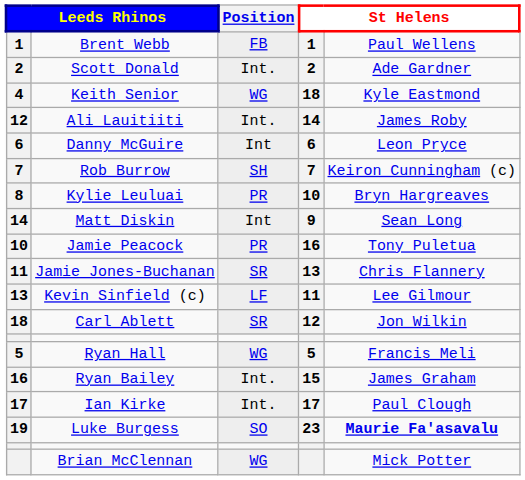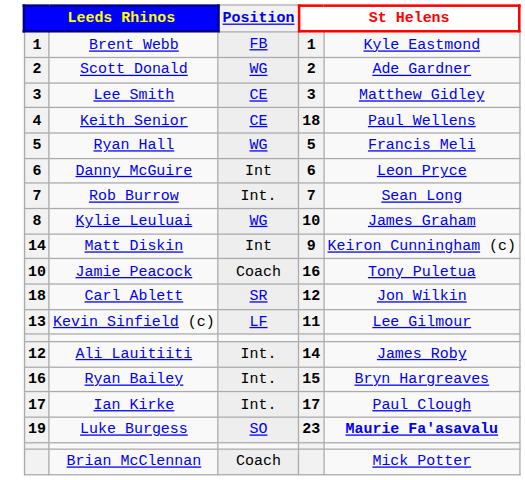(422, 45) Paul Wellens -> (422, 45) Kyle Eastmond
(259, 70) Int. -> (259, 70) WG
+ row: (37, 95)
(259, 95) WG -> (259, 120) CE
(422, 95) Kyle Eastmond -> (422, 120) Paul Wellens
rows swapped: (19, 354) <-> (19, 120)
(259, 171) SH -> (259, 196) Int.
(422, 171) Keiron Cunningham (c) -> (422, 196) Sean Long
(259, 196) PR -> (259, 221) WG
(422, 196) Bryn Hargreaves -> (422, 221) James Graham
(422, 221) Sean Long -> (422, 246) Keiron Cunningham (c)
(259, 246) PR -> (259, 271) Coach
- row: (19, 271)
rows swapped: (19, 322) <-> (19, 296)
(422, 379) James Graham -> (422, 379) Bryn Hargreaves
(259, 462) WG -> (259, 462) Coach
